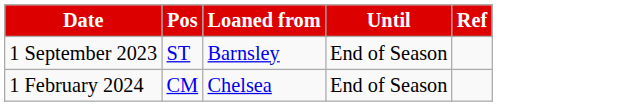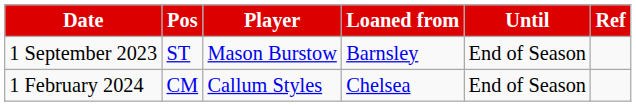+ column: (272, 20)
